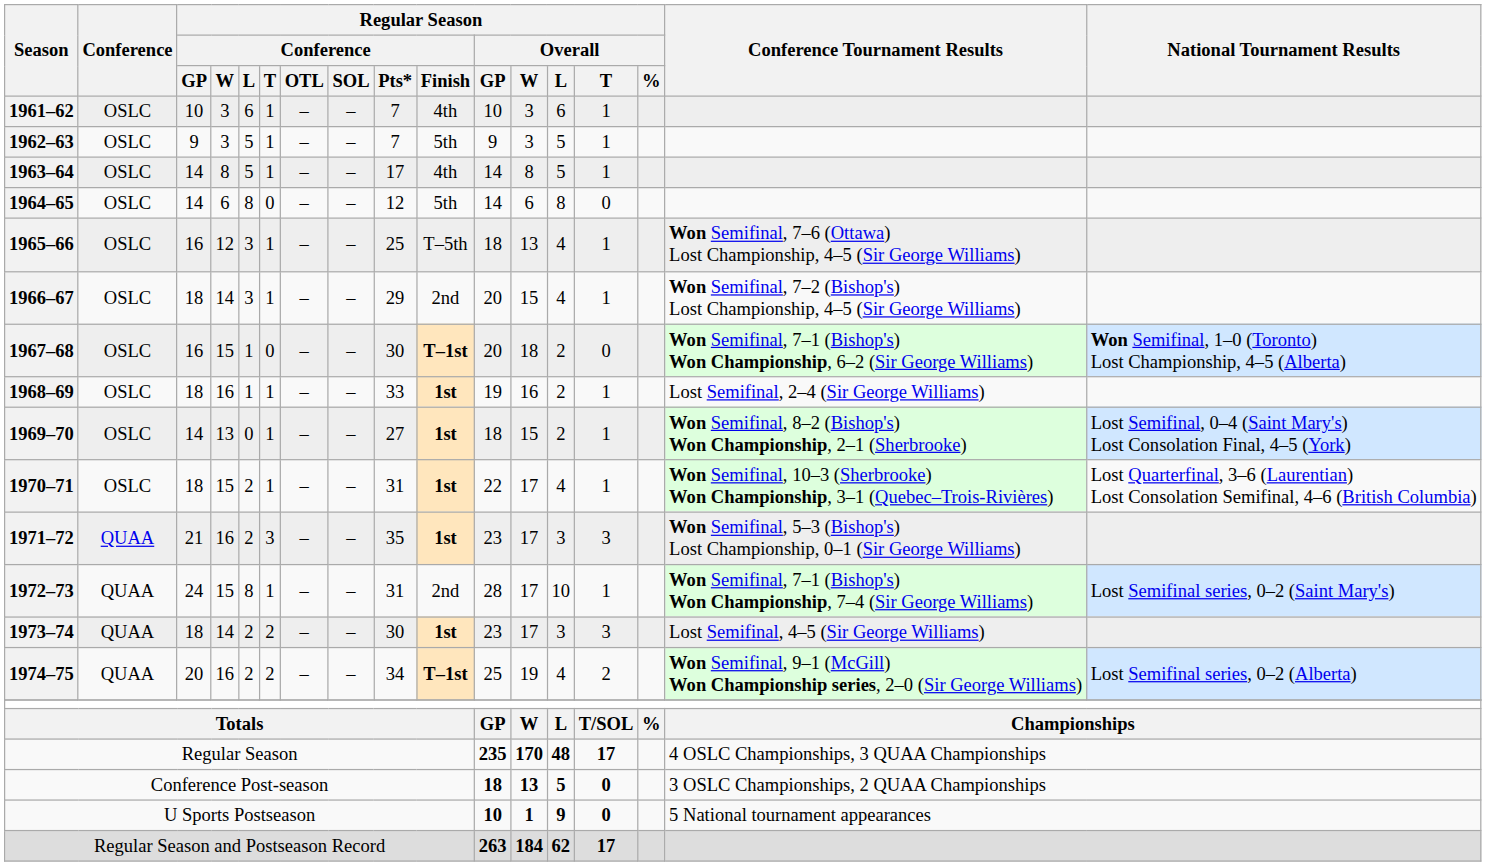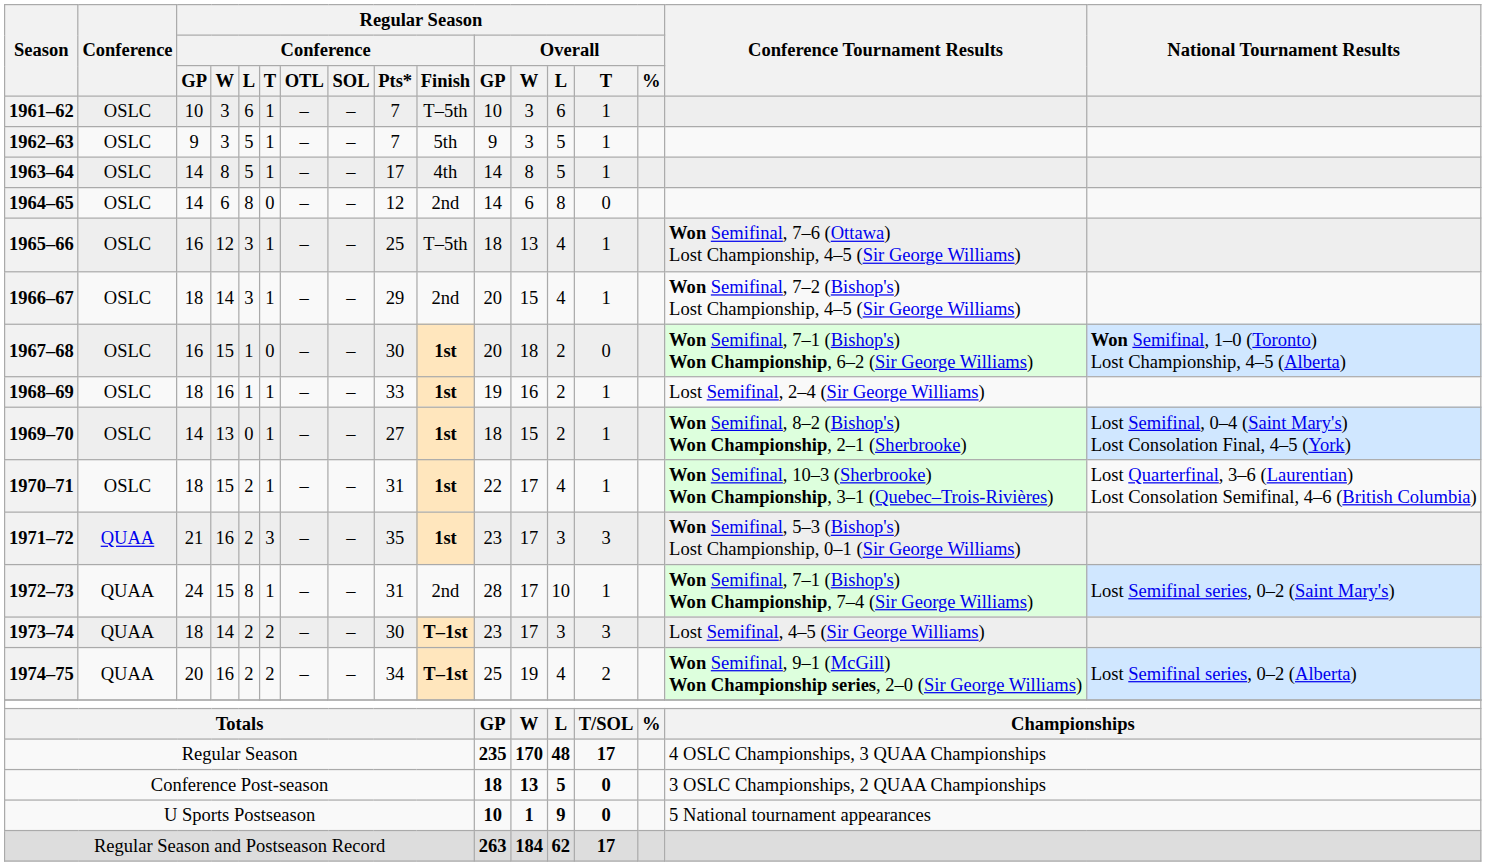(445, 111) 4th -> (445, 111) T–5th
(445, 203) 5th -> (445, 203) 2nd
(445, 350) T–1st -> (445, 350) 1st
(445, 632) 1st -> (445, 632) T–1st
